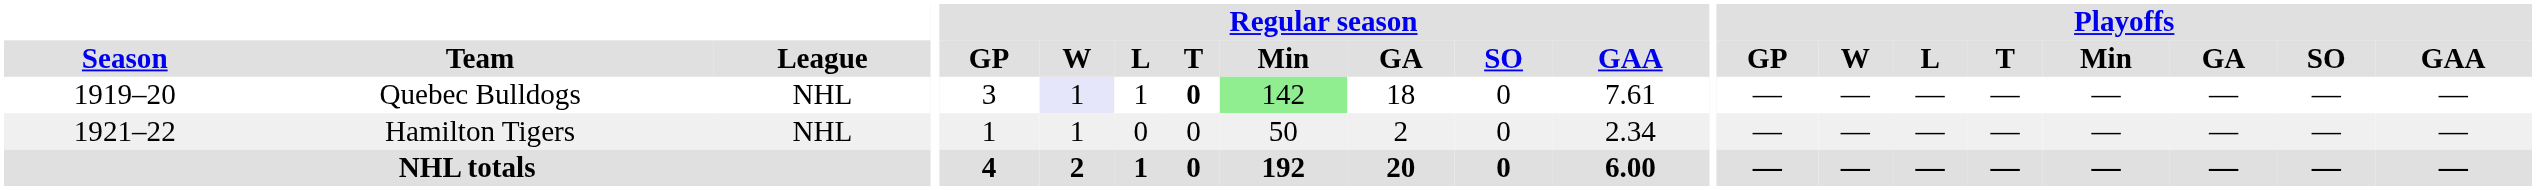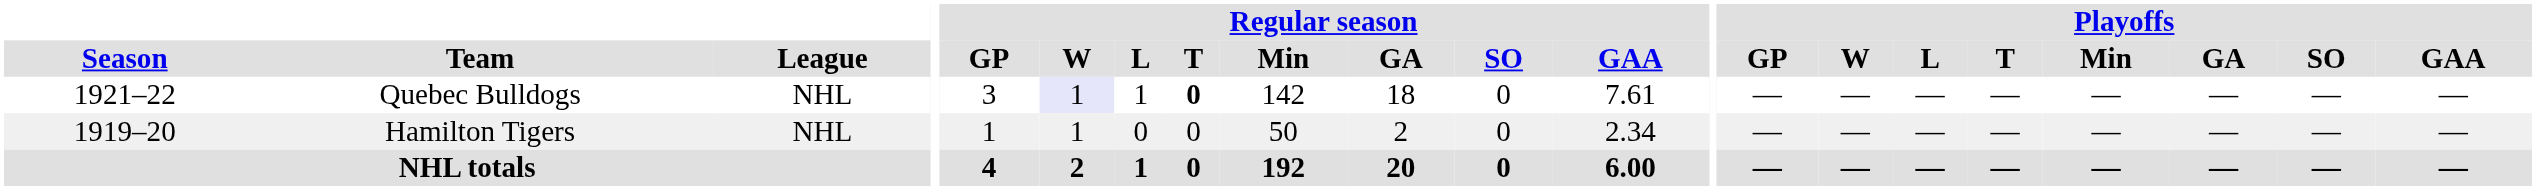(125, 94) 1919–20 -> (125, 94) 1921–22
(1283, 94) lightgreen background -> (1283, 94) no background
(125, 130) 1921–22 -> (125, 130) 1919–20
